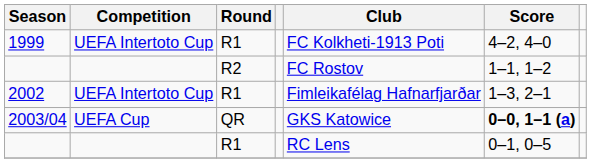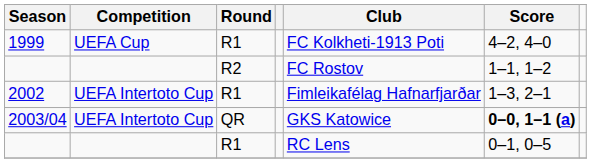(144, 42) UEFA Intertoto Cup -> (112, 42) UEFA Cup
(112, 119) UEFA Cup -> (144, 119) UEFA Intertoto Cup
